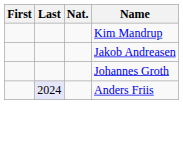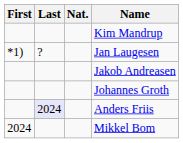+ row: (127, 52)
+ row: (125, 128)
